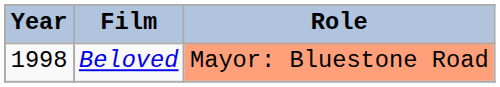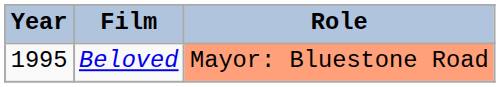(39, 63) 1998 -> (39, 63) 1995
